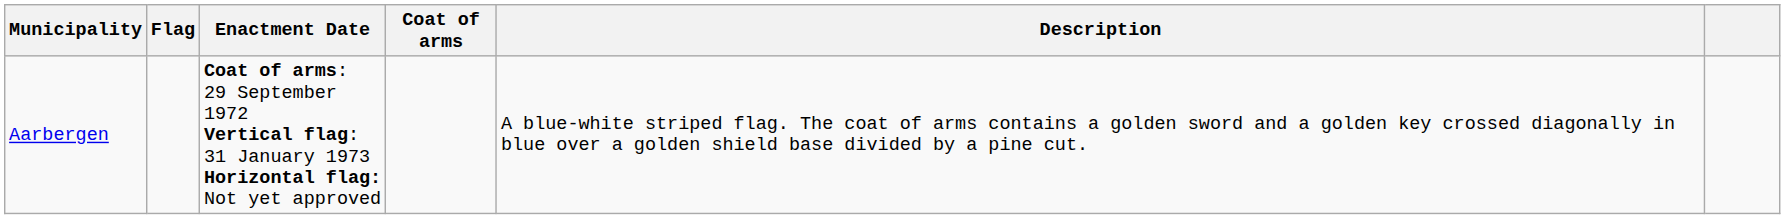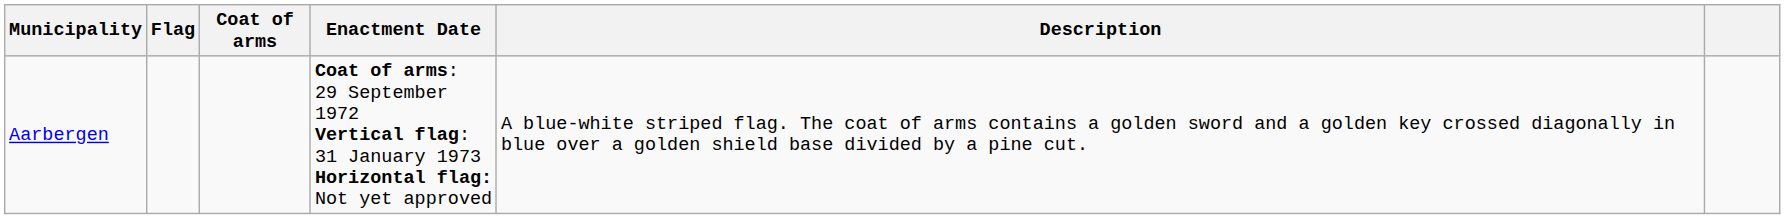columns swapped: (441, 30) <-> (293, 30)
